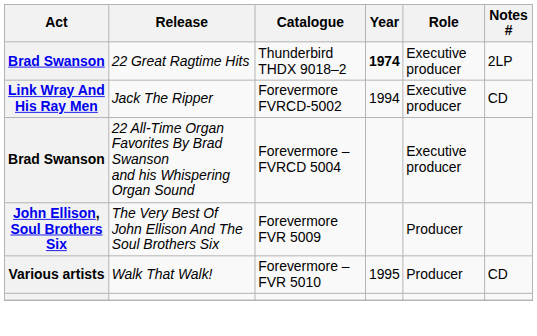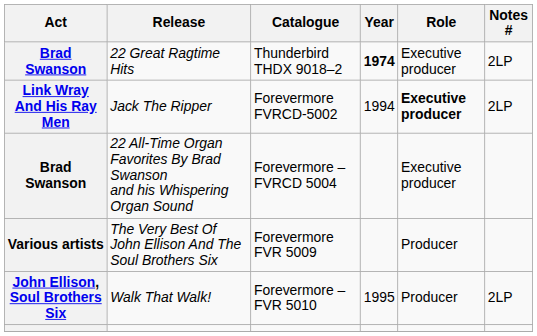(436, 98) normal -> (434, 106) bold
(498, 98) CD -> (500, 106) 2LP
(56, 229) John Ellison, Soul Brothers Six -> (56, 244) Various artists
(56, 274) Various artists -> (56, 298) John Ellison, Soul Brothers Six
(498, 274) CD -> (500, 298) 2LP
